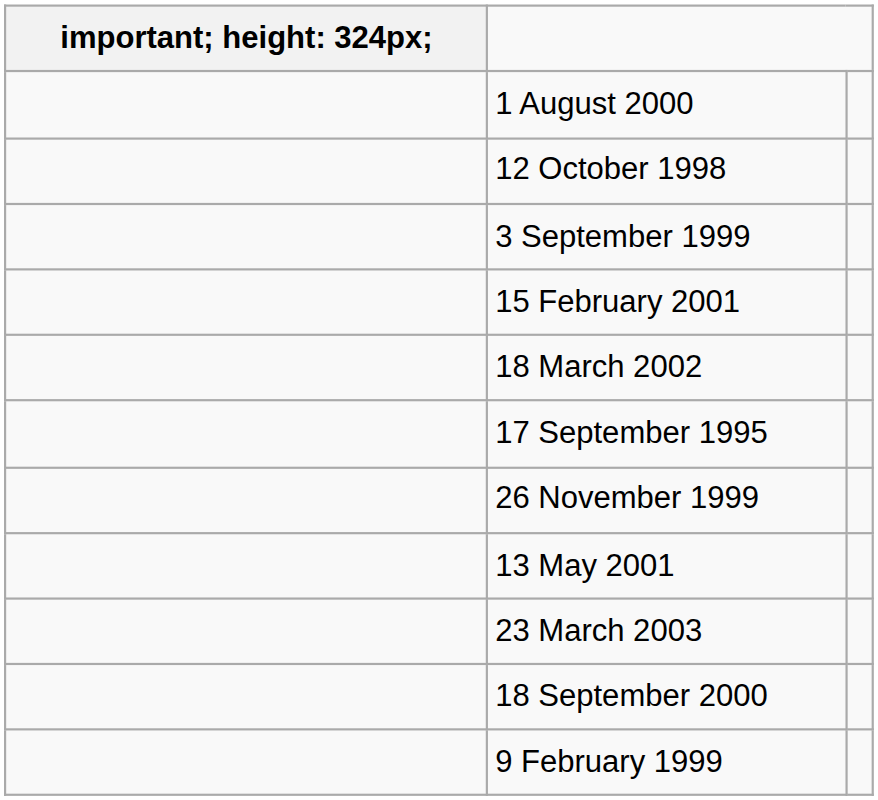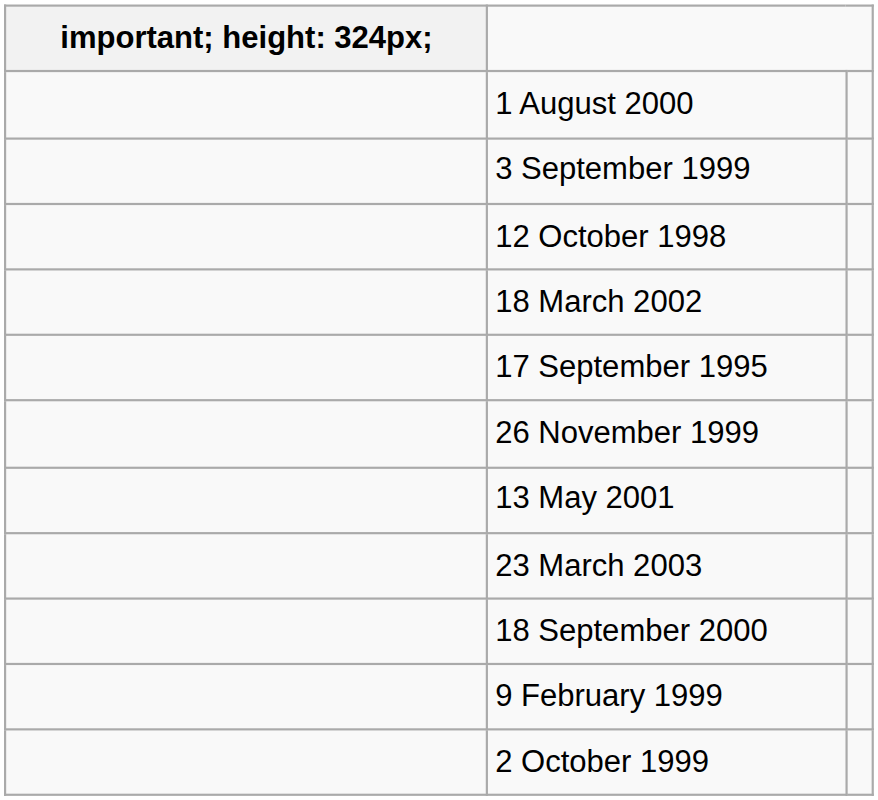rows swapped: (623, 235) <-> (611, 169)
- row: (618, 301)
+ row: (602, 761)
